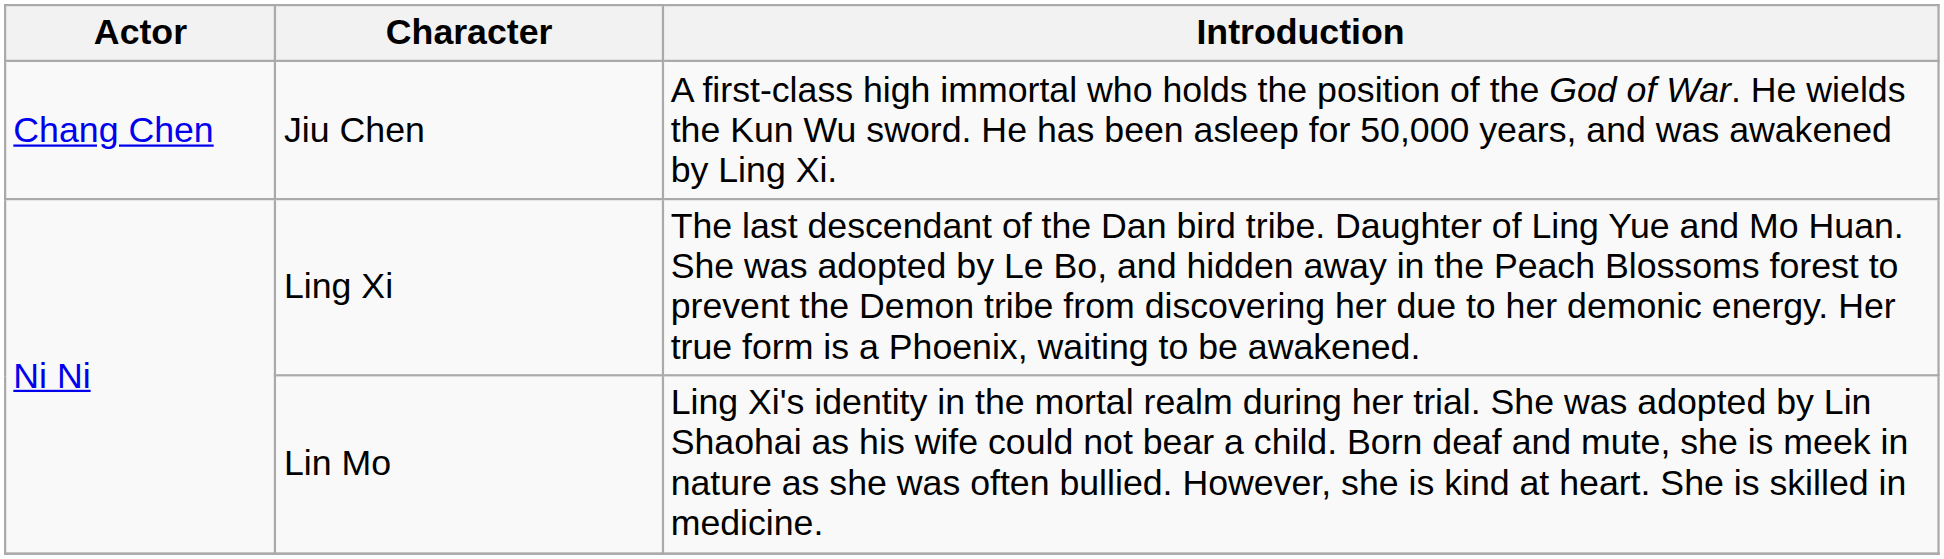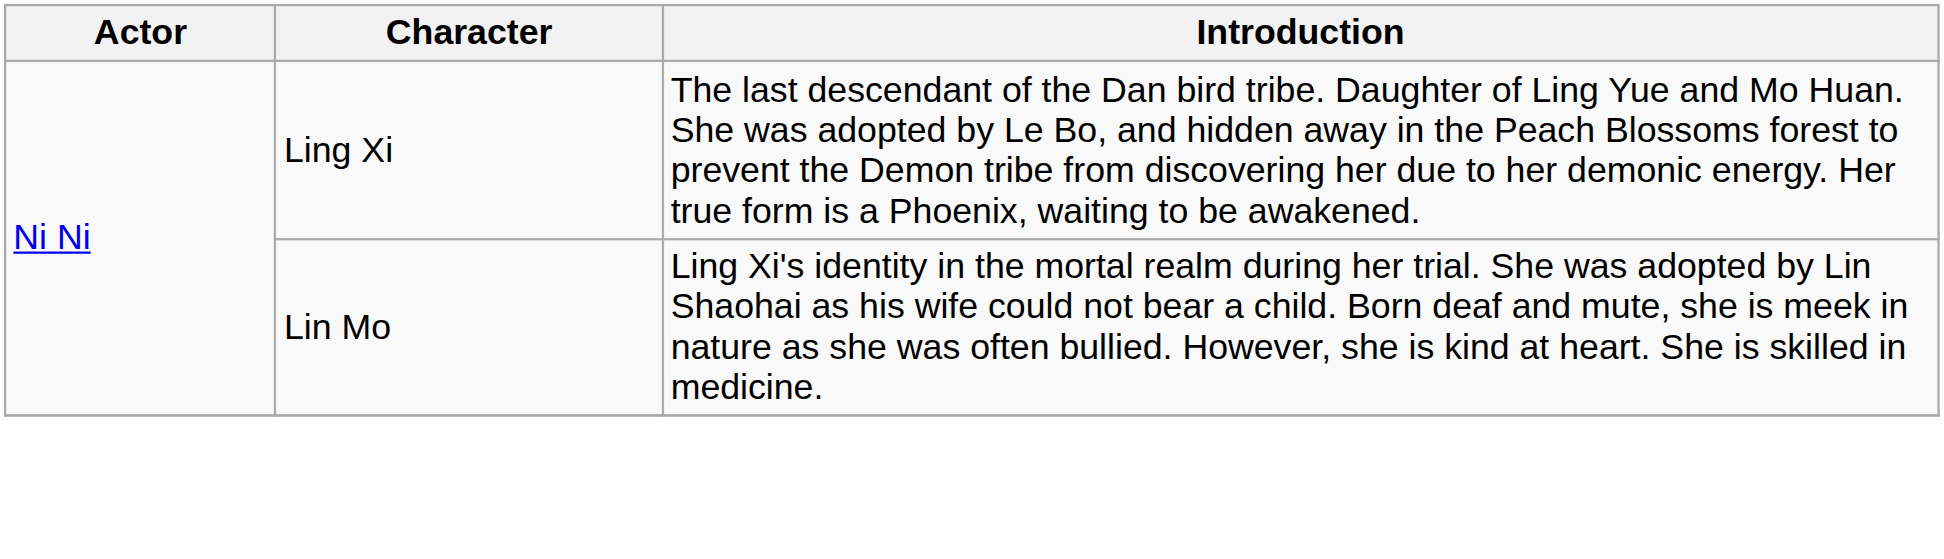- row: (354, 129)
